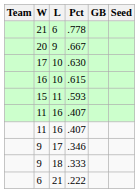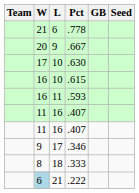(42, 96) 15 -> (42, 96) 16
(39, 163) 9 -> (39, 163) 8
(39, 180) no background -> (39, 180) lightblue background
